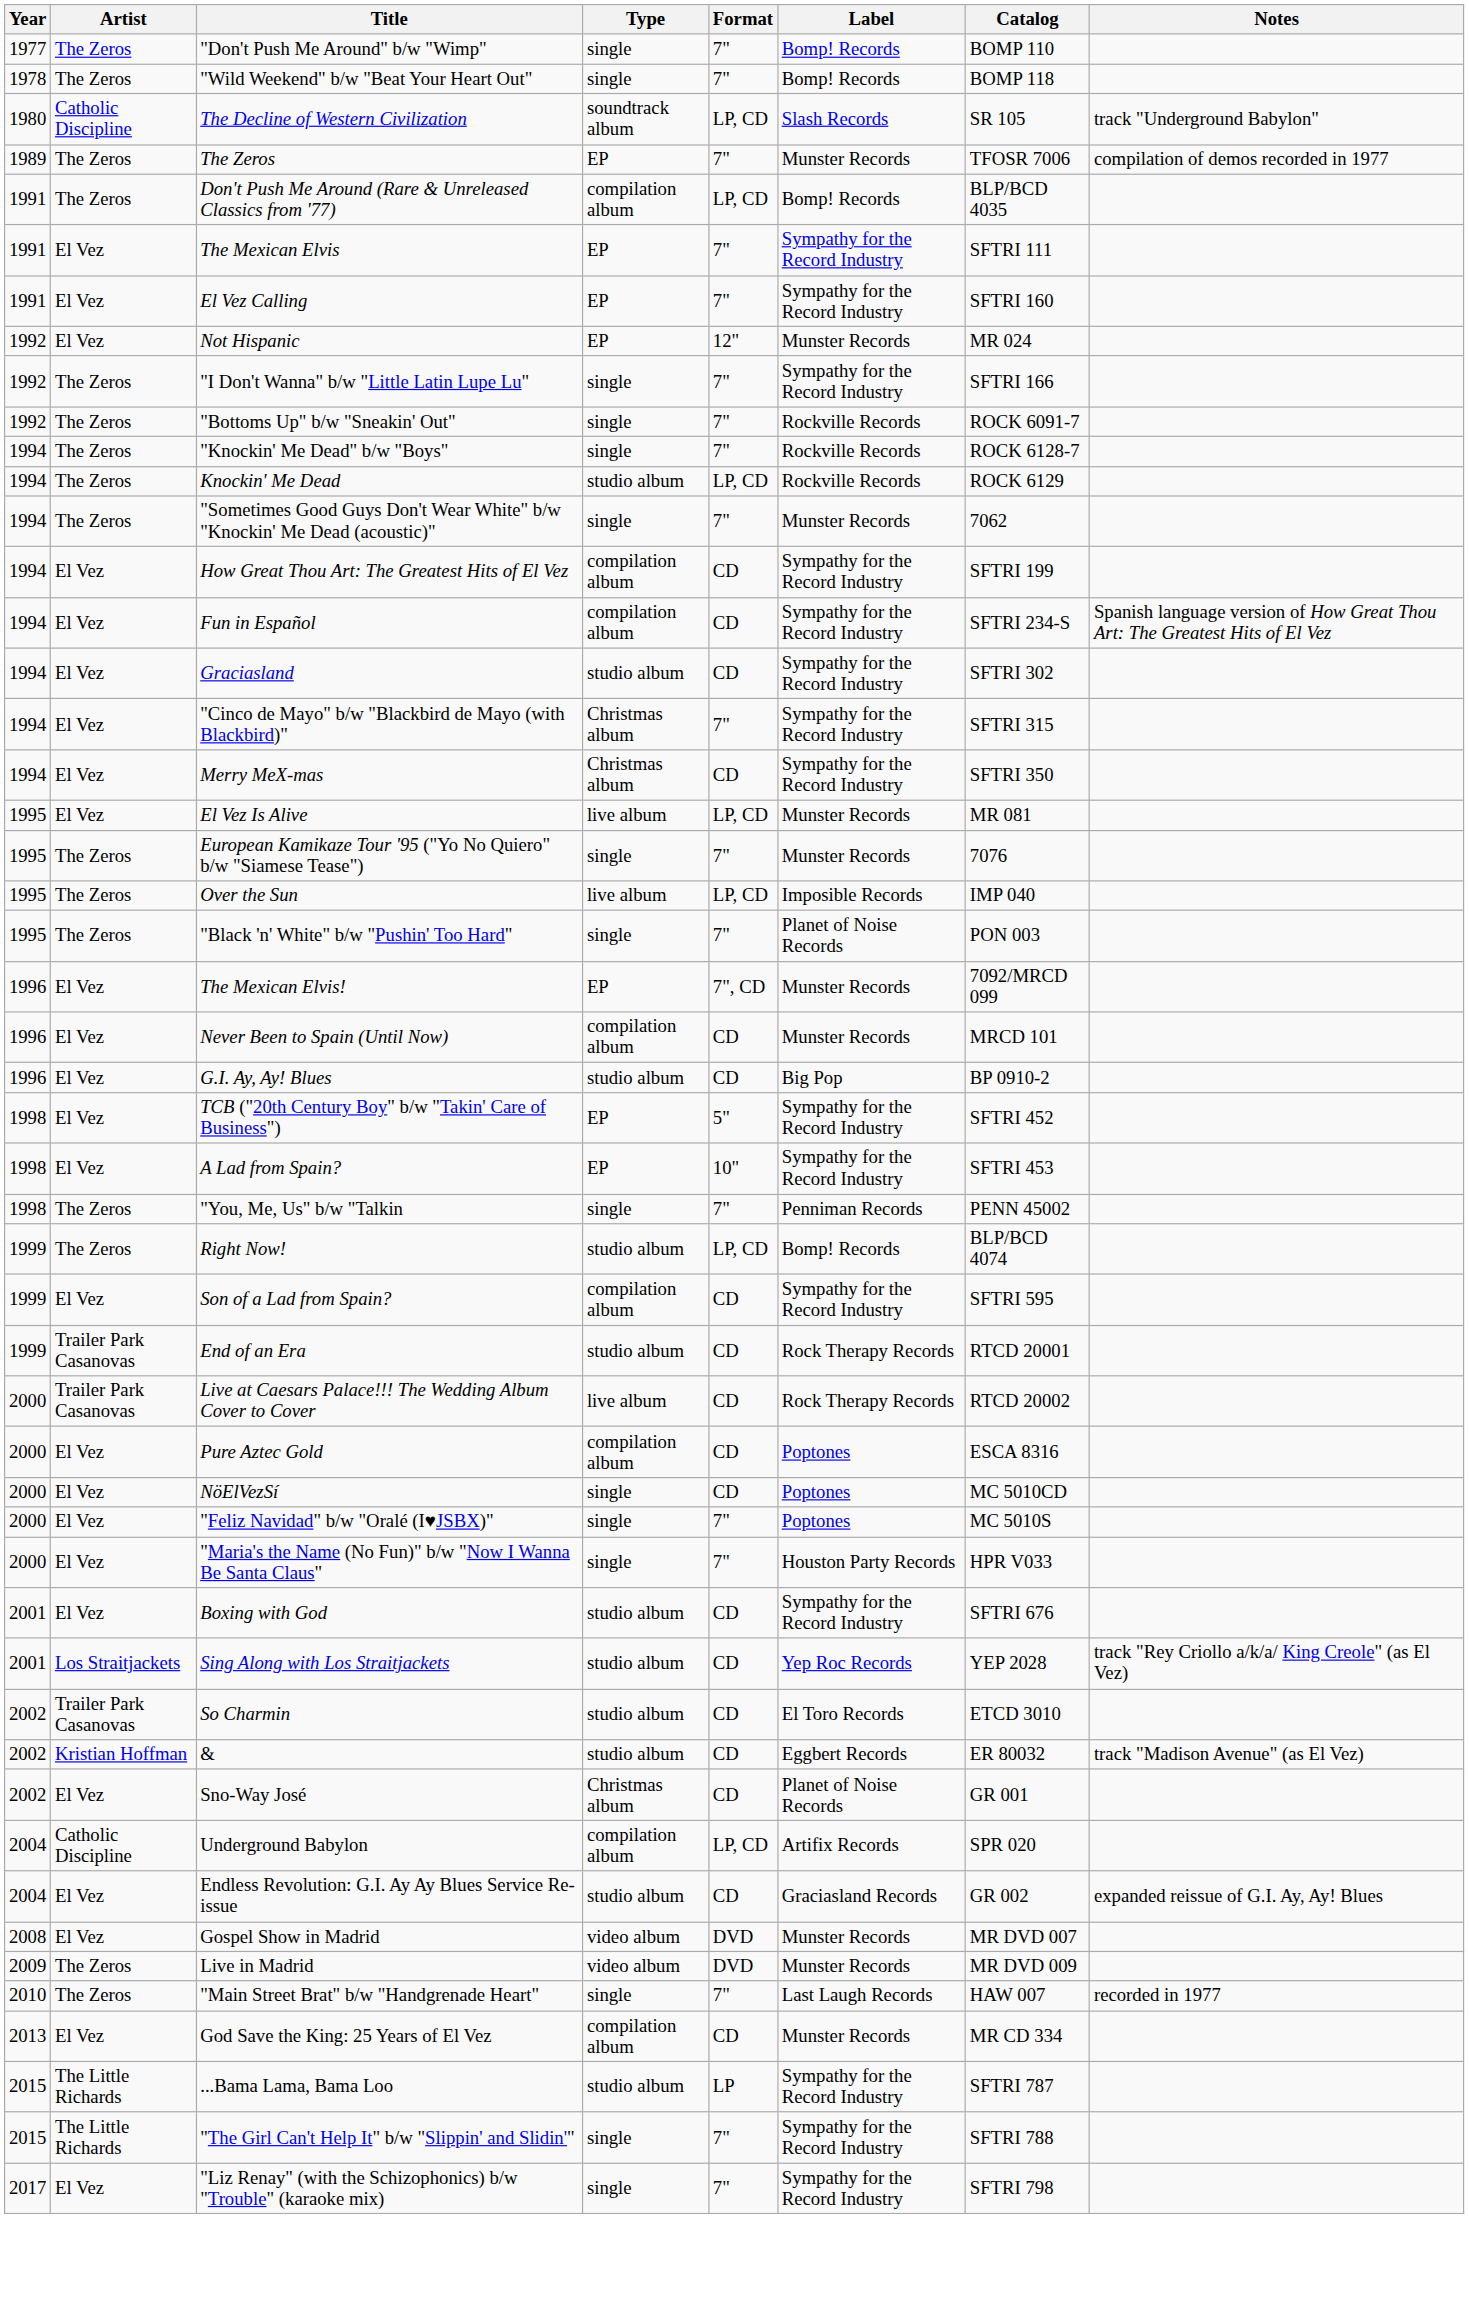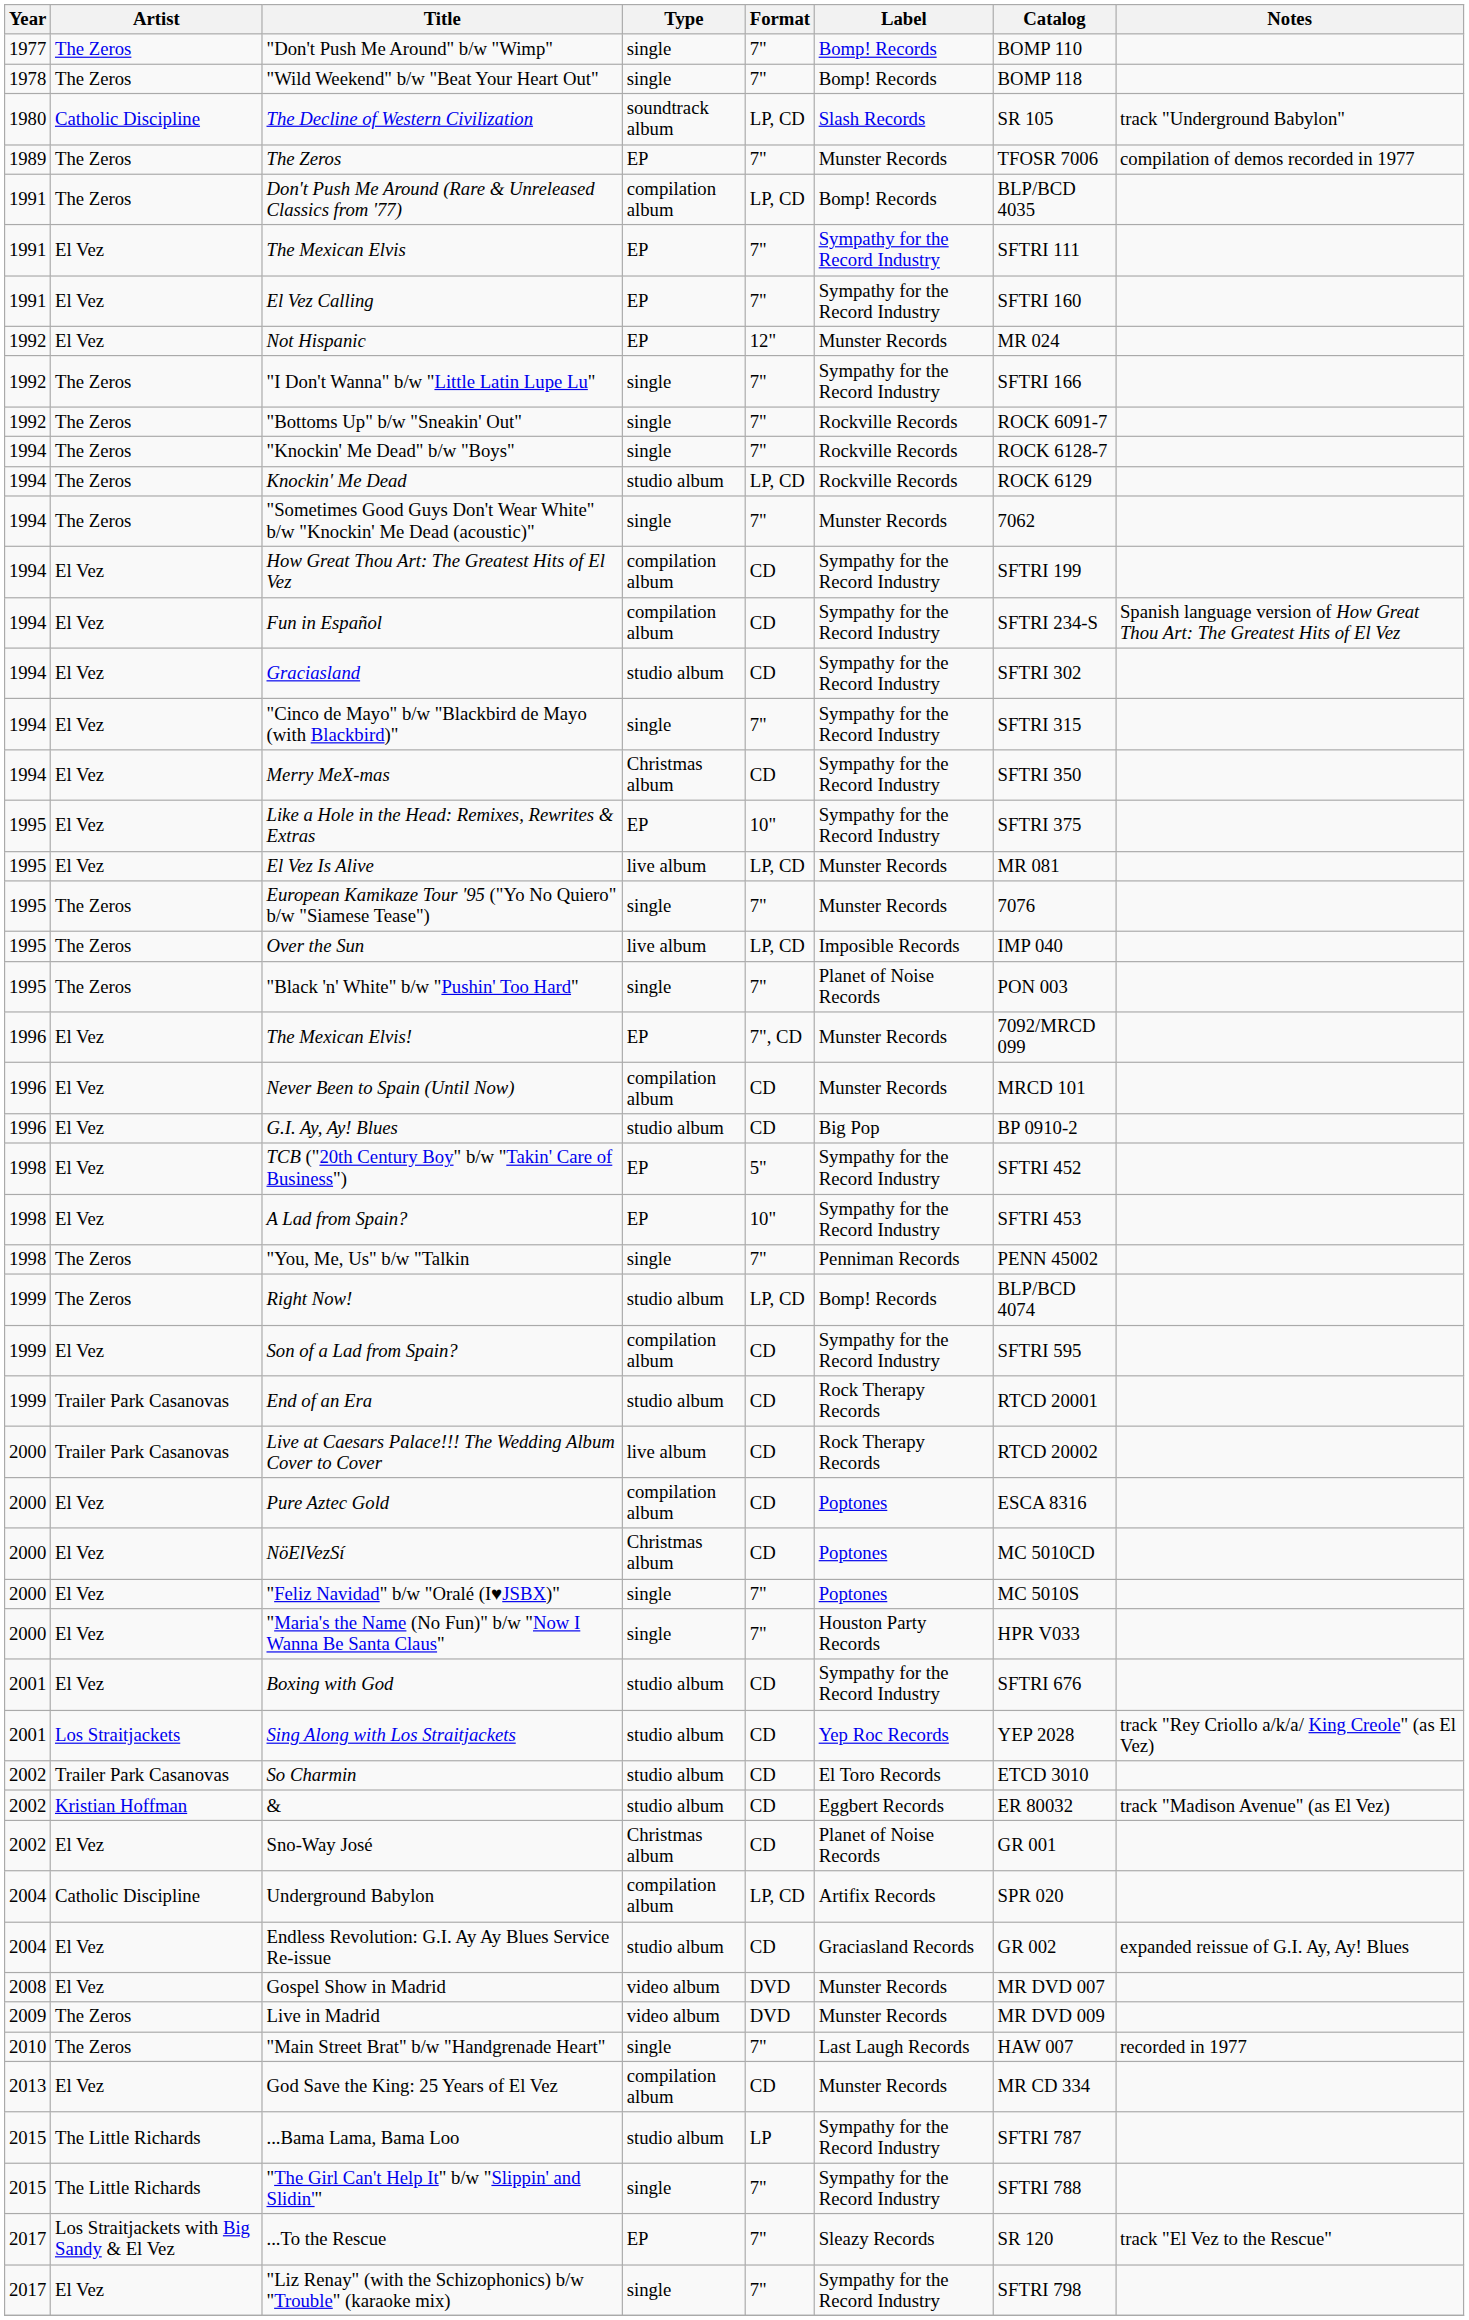(625, 724) Christmas album -> (649, 724) single
+ row: (440, 825)
(609, 1492) single -> (665, 1553) Christmas album
+ row: (326, 2238)
